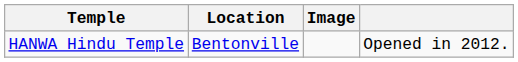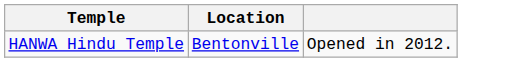- column: (331, 18)
